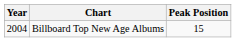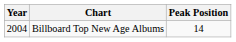(199, 28) 15 -> (199, 28) 14
